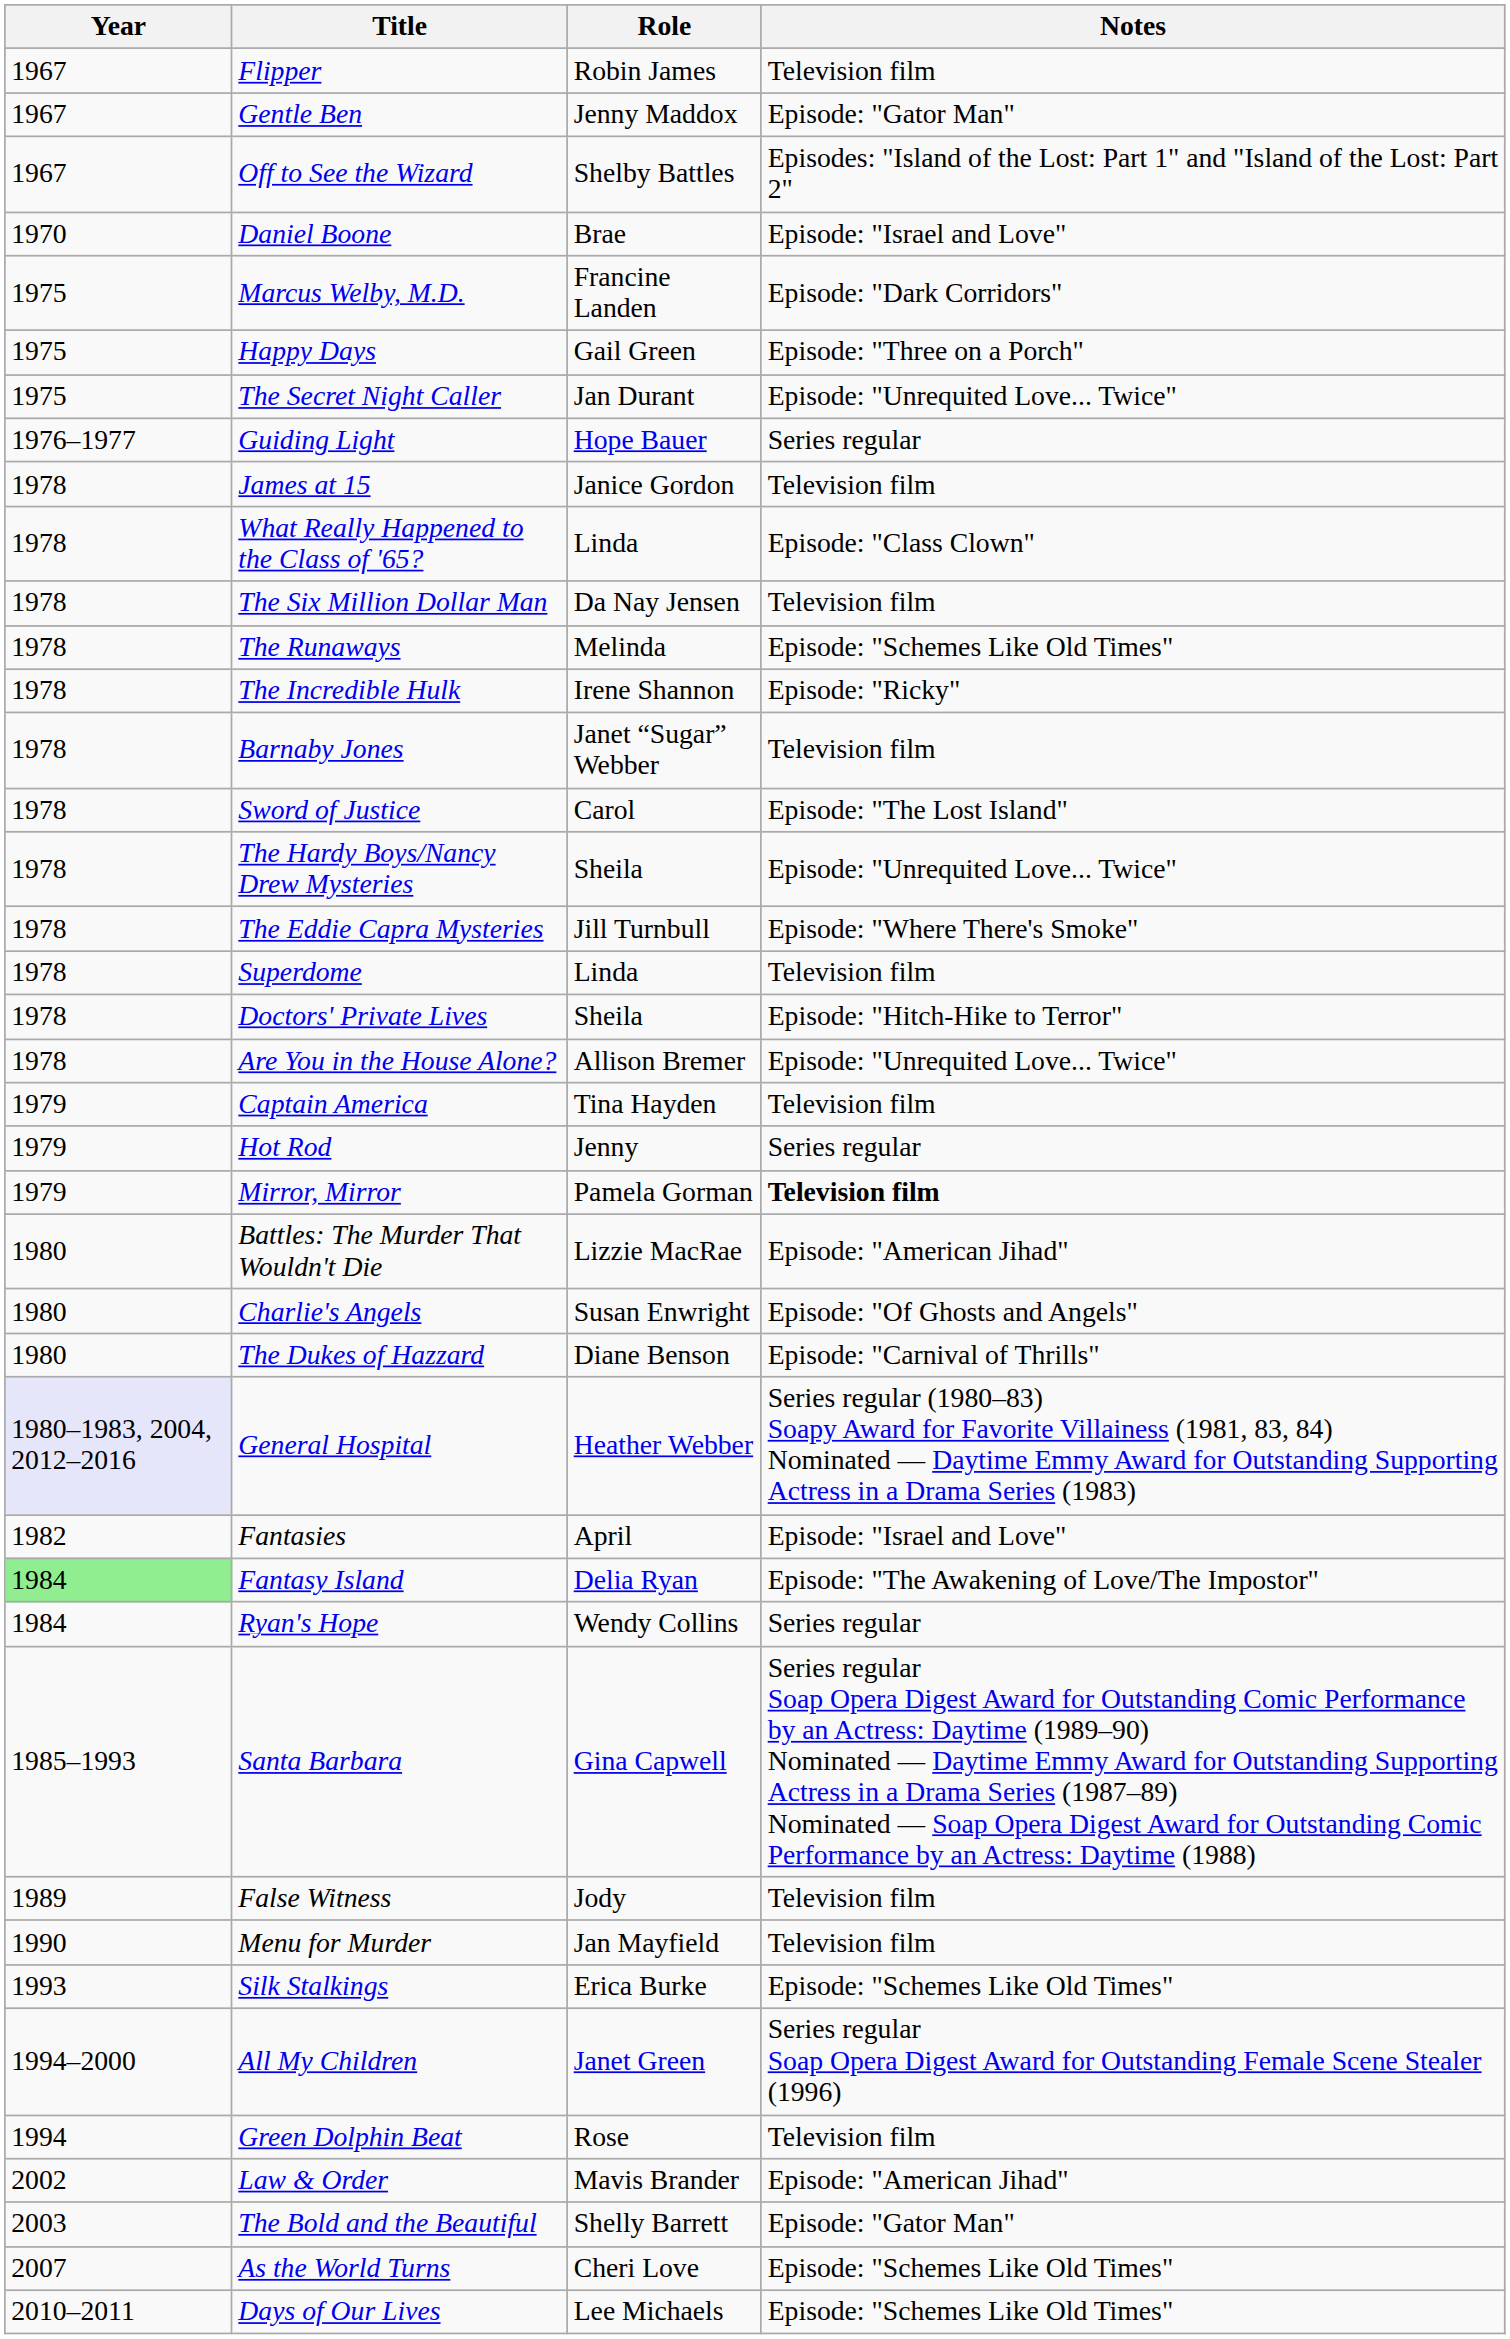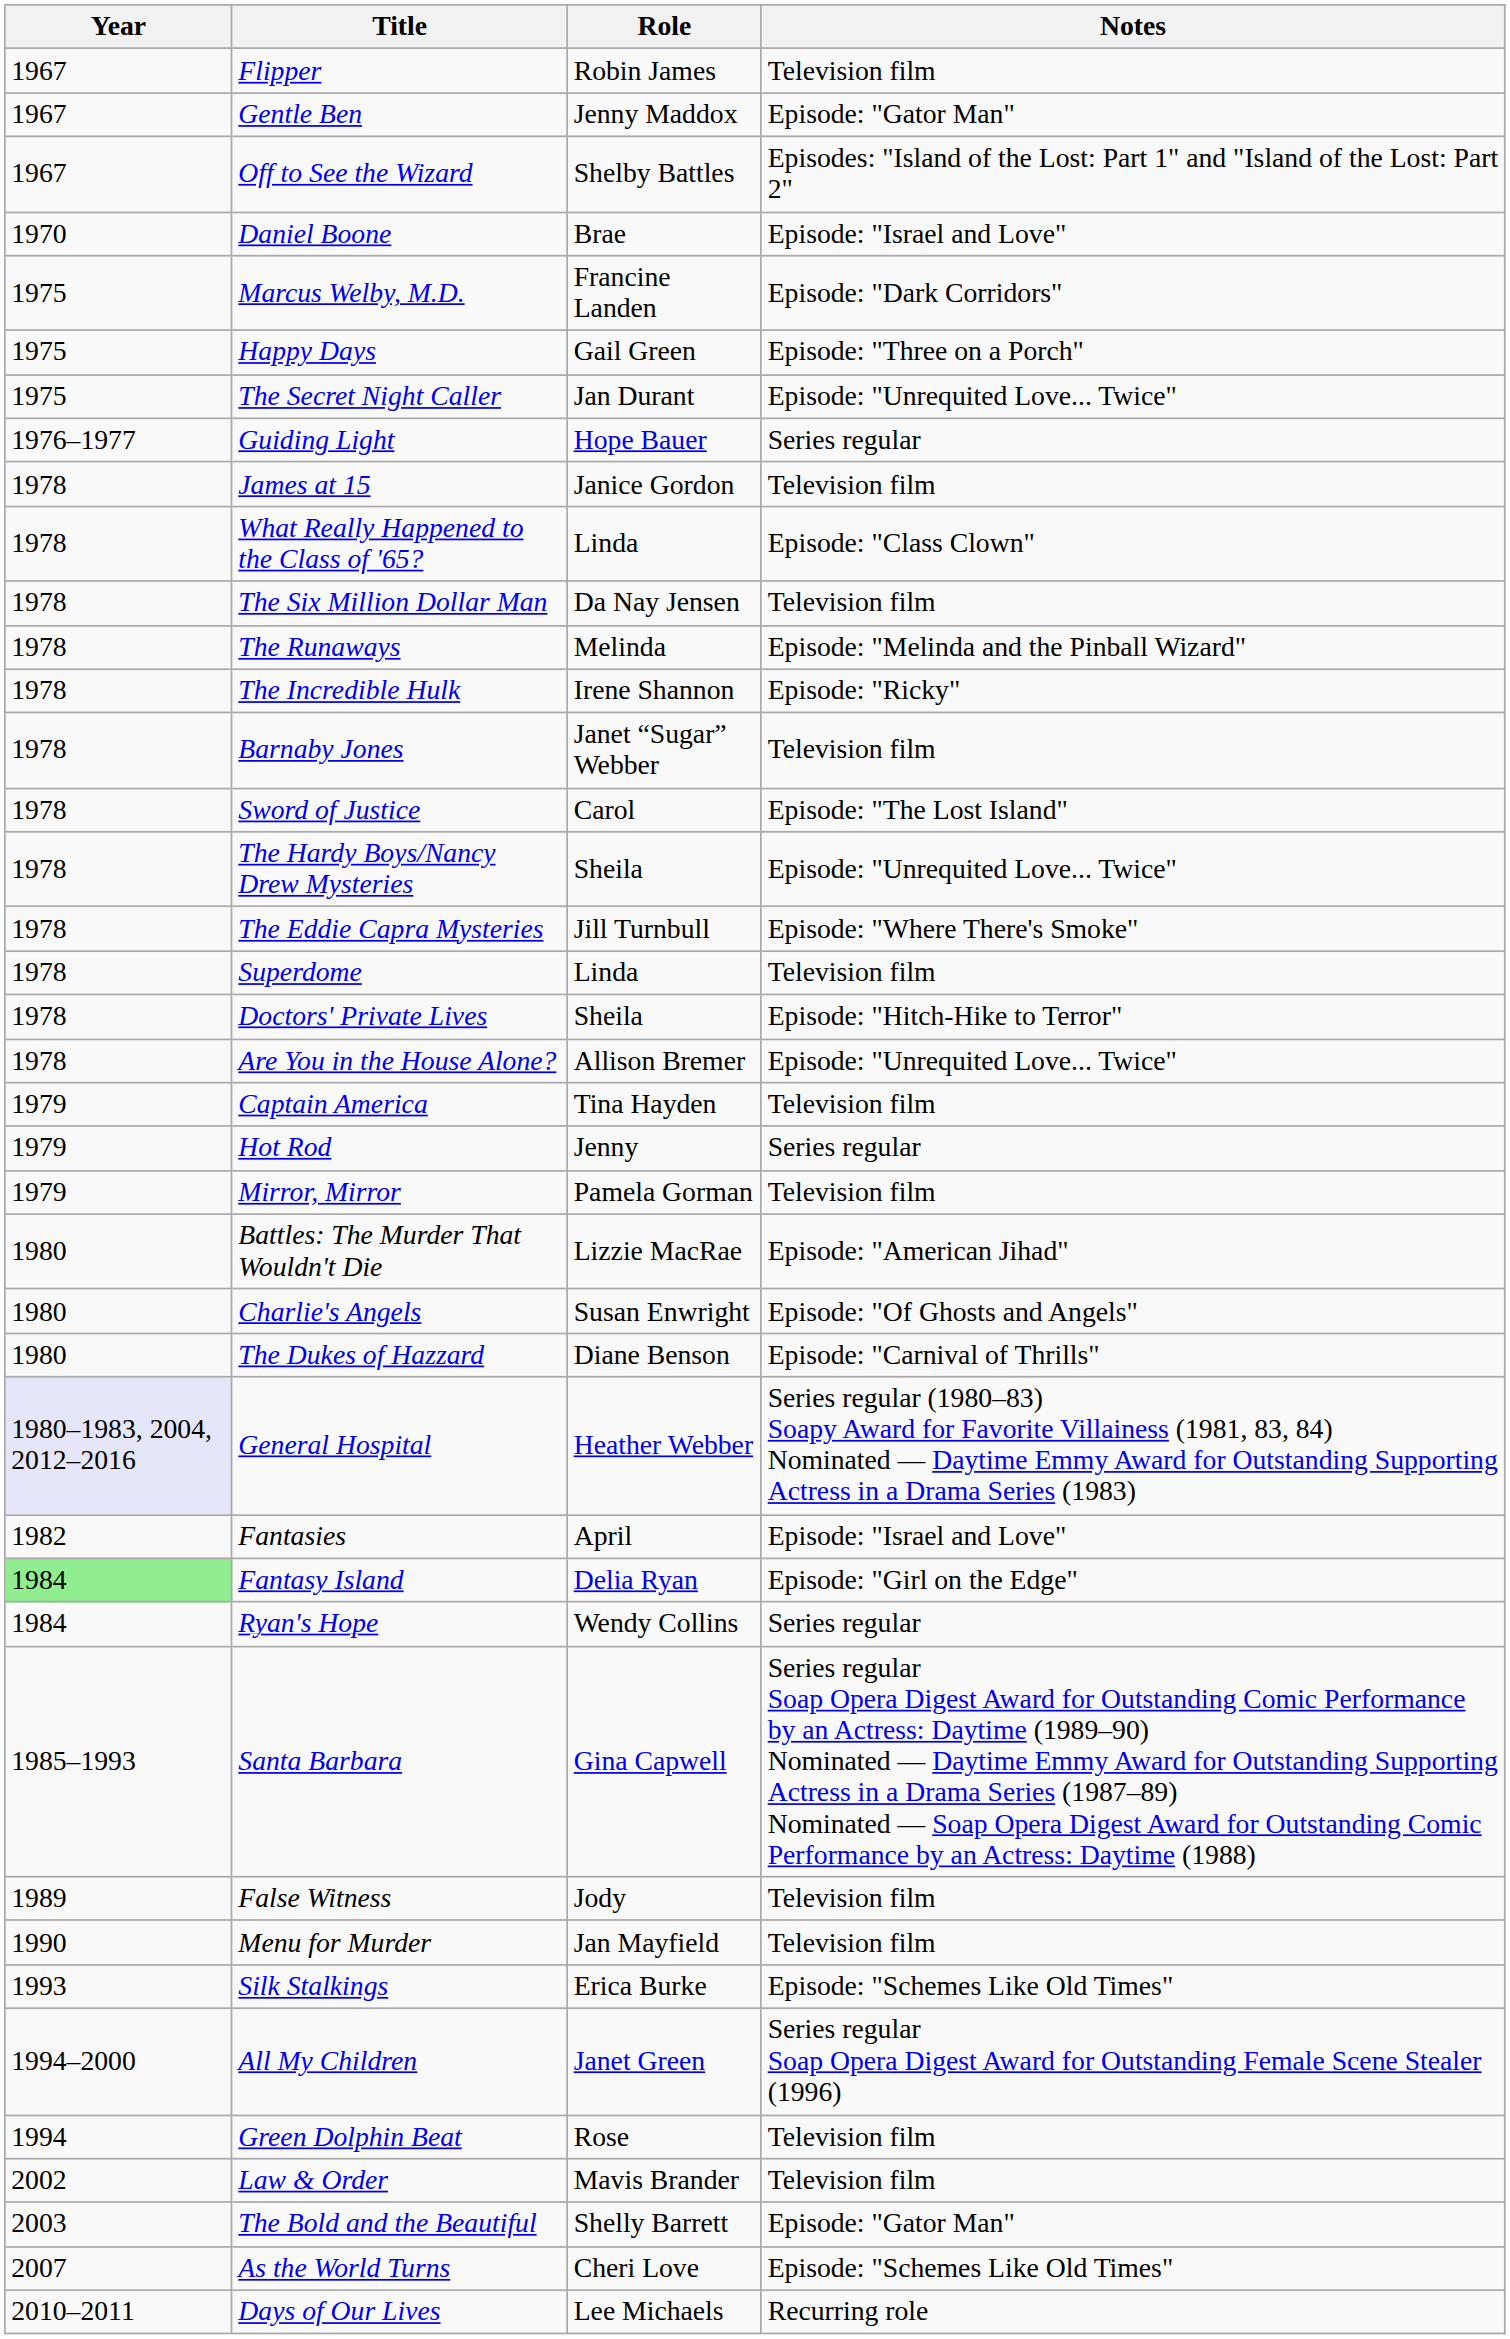(970, 646) Episode: "Schemes Like Old Times" -> (1007, 646) Episode: "Melinda and the Pinball Wizard"
(854, 1191) bold -> (852, 1191) normal
(1043, 1579) Episode: "The Awakening of Love/The Impostor" -> (923, 1579) Episode: "Girl on the Edge"
(918, 2180) Episode: "American Jihad" -> (852, 2180) Television film
(970, 2311) Episode: "Schemes Like Old Times" -> (848, 2311) Recurring role
